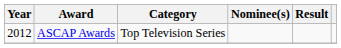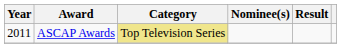(19, 33) 2012 -> (19, 33) 2011
(173, 33) no background -> (173, 33) khaki background
